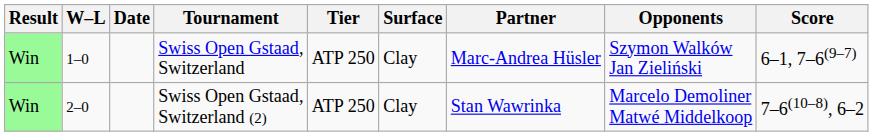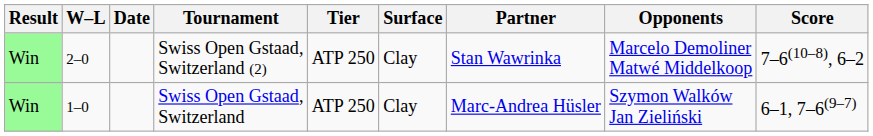rows swapped: (231, 57) <-> (231, 106)
